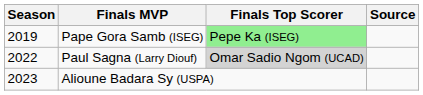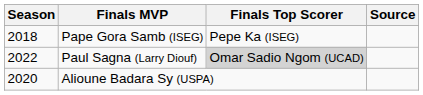(22, 36) 2019 -> (22, 36) 2018
(254, 36) lightgreen background -> (254, 36) no background
(22, 79) 2023 -> (22, 79) 2020
